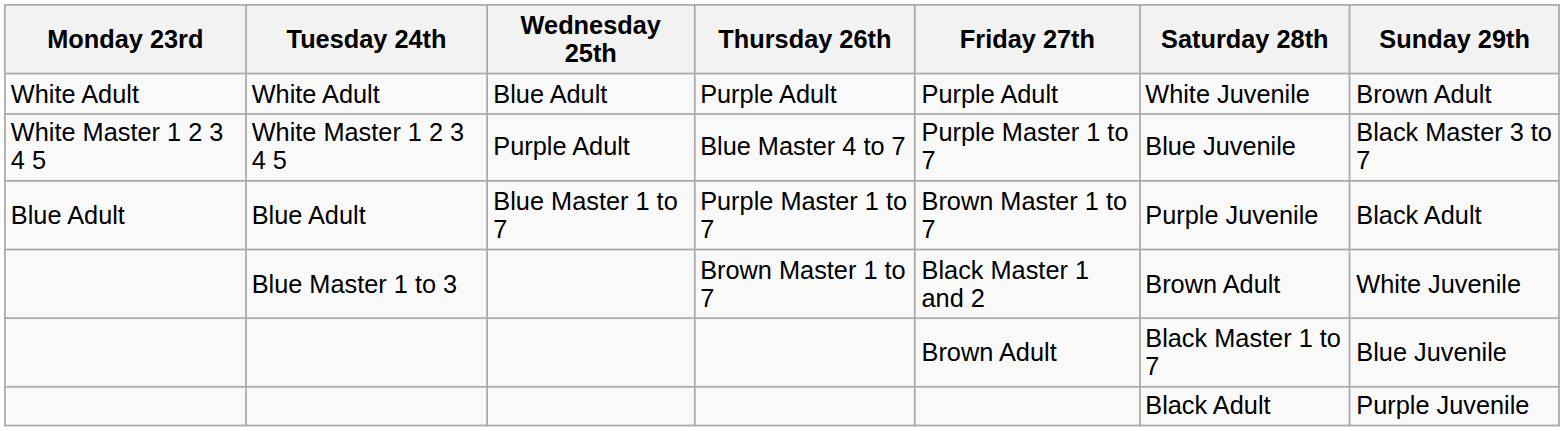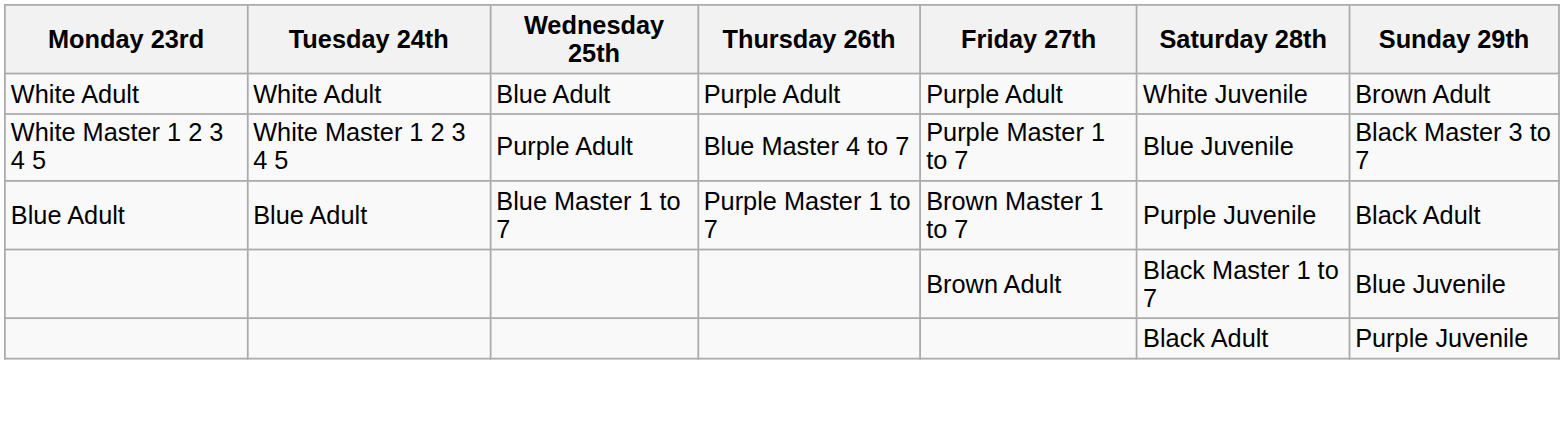- row: (354, 284)
